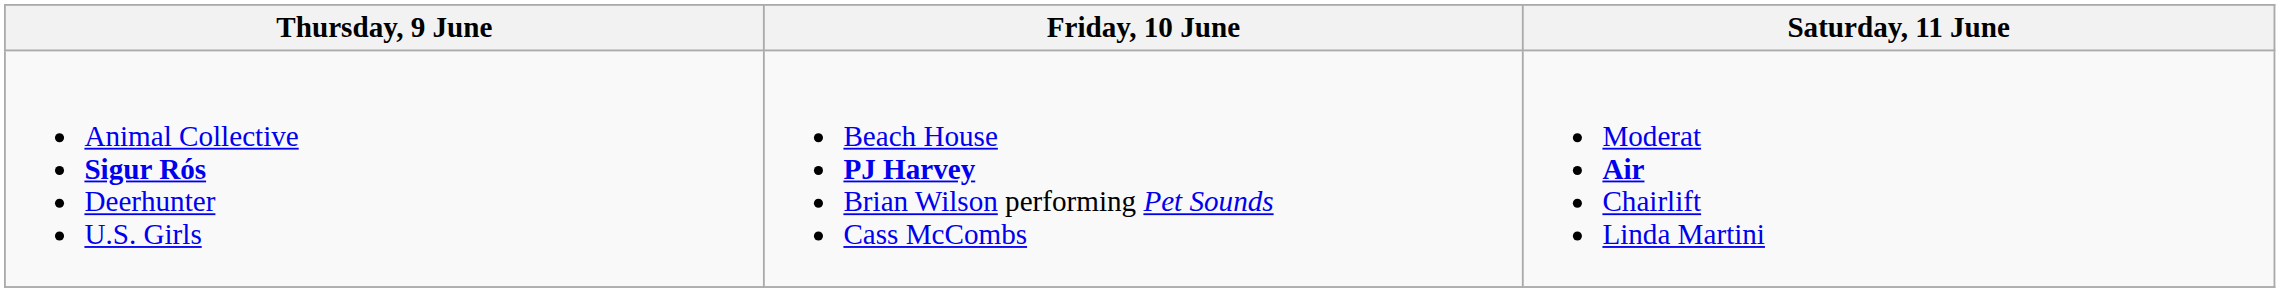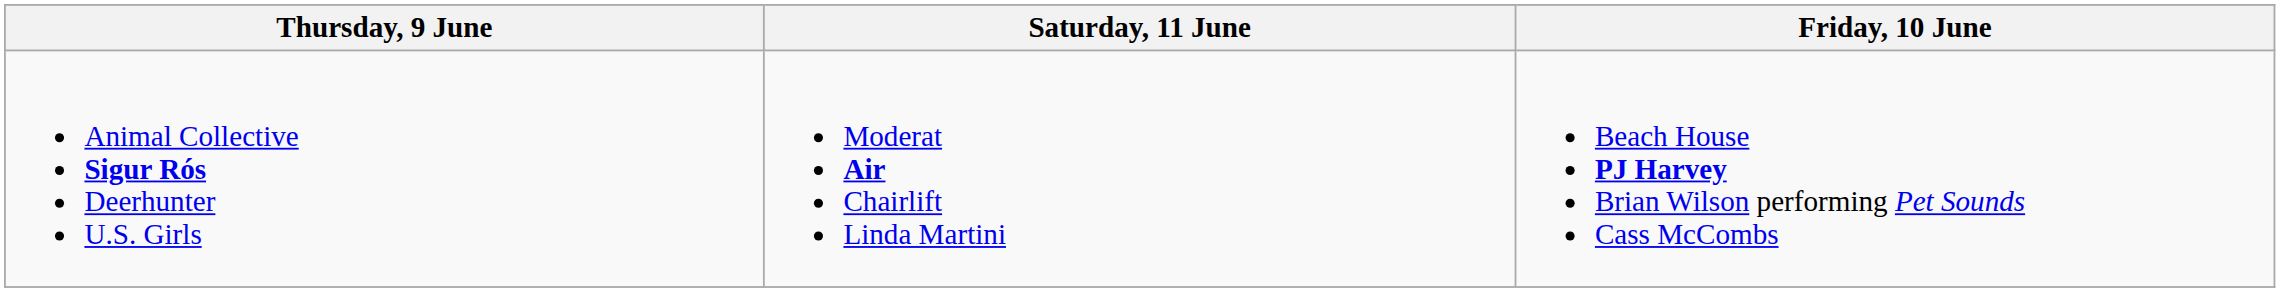columns swapped: (1143, 27) <-> (1899, 27)
